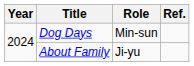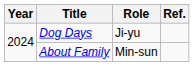(136, 33) Min-sun -> (128, 33) Ji-yu
(128, 52) Ji-yu -> (136, 52) Min-sun
